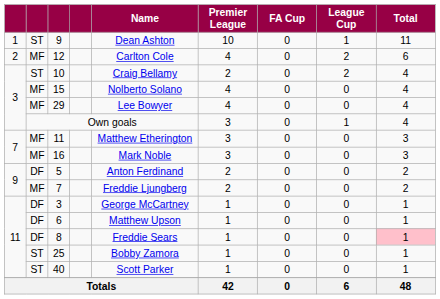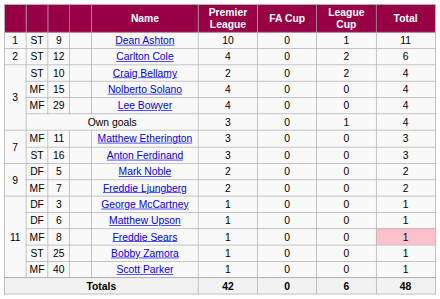(37, 57) MF -> (37, 57) ST
(37, 155) MF -> (37, 155) ST
(145, 155) Mark Noble -> (145, 155) Anton Ferdinand
(145, 172) Anton Ferdinand -> (145, 172) Mark Noble
(37, 237) DF -> (37, 237) MF
(37, 270) ST -> (37, 270) MF
